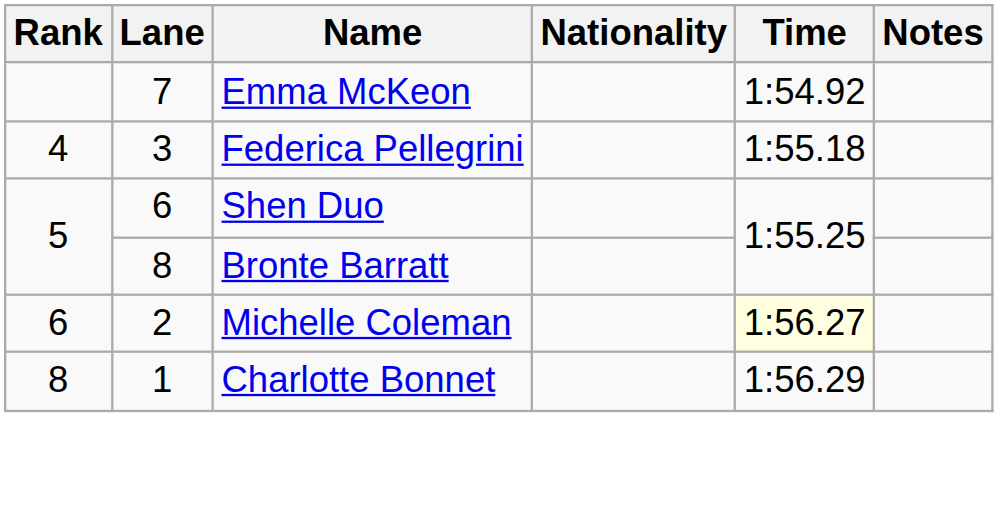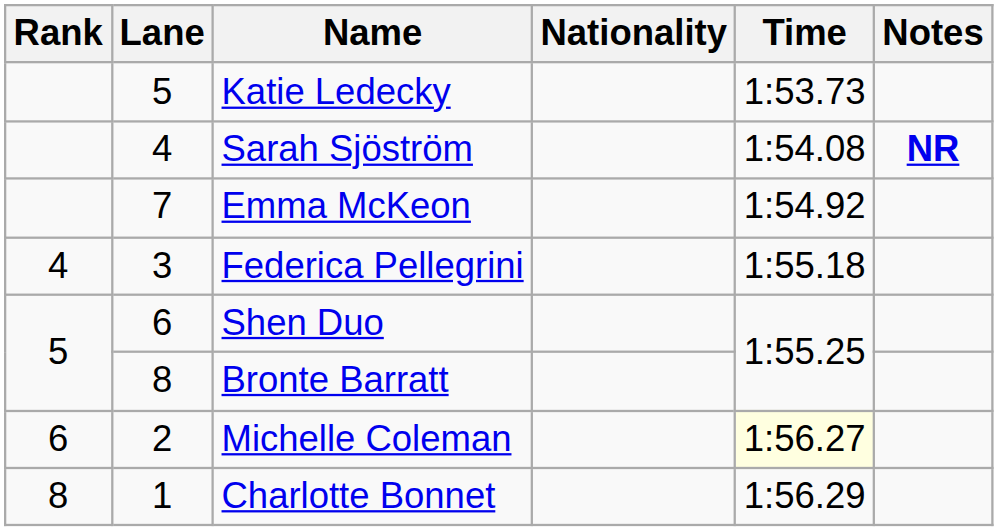+ row: (336, 91)
+ row: (347, 149)
